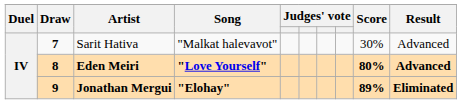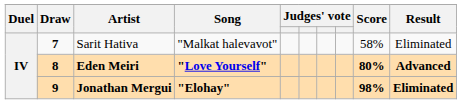(372, 44) 30% -> (372, 44) 58%
(423, 44) Advanced -> (423, 44) Eliminated
(372, 88) 89% -> (372, 88) 98%
